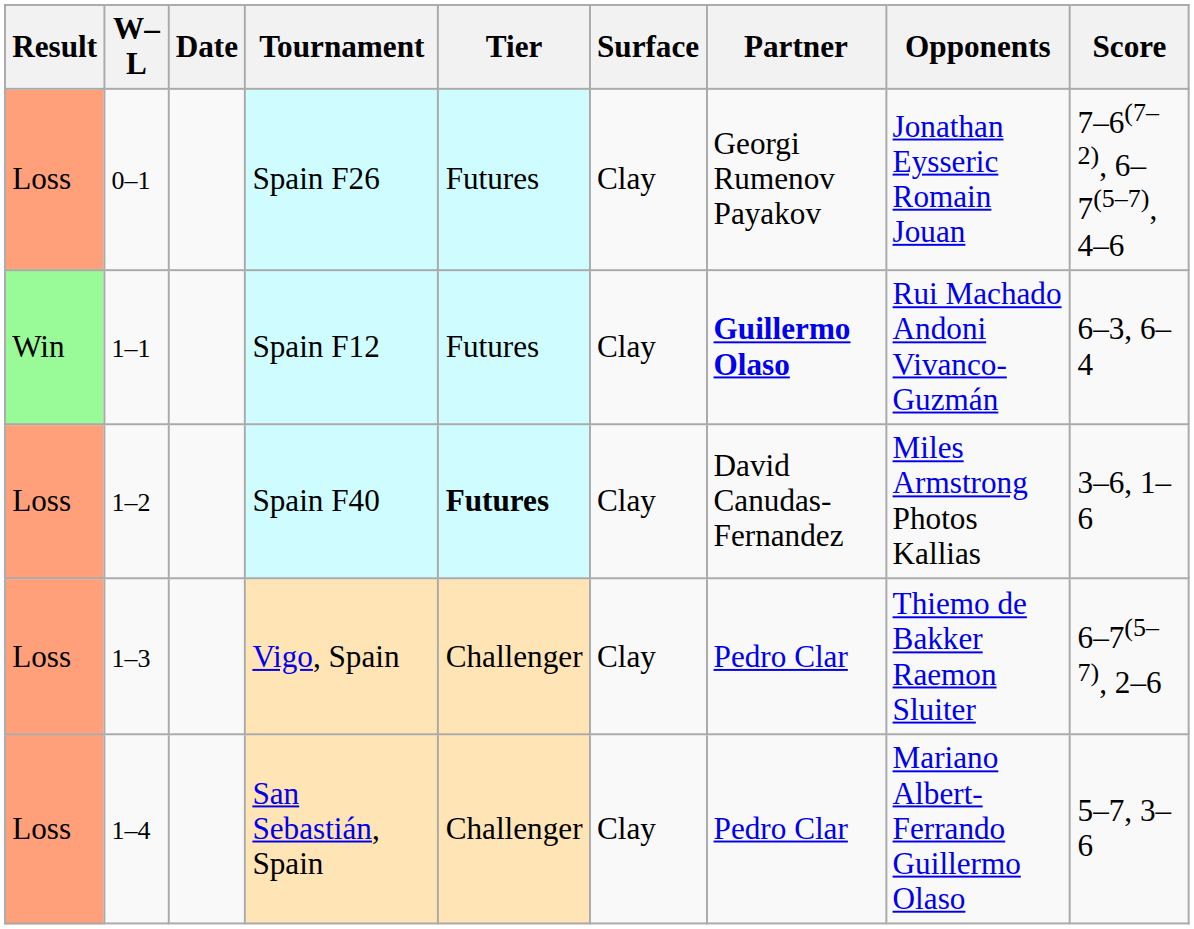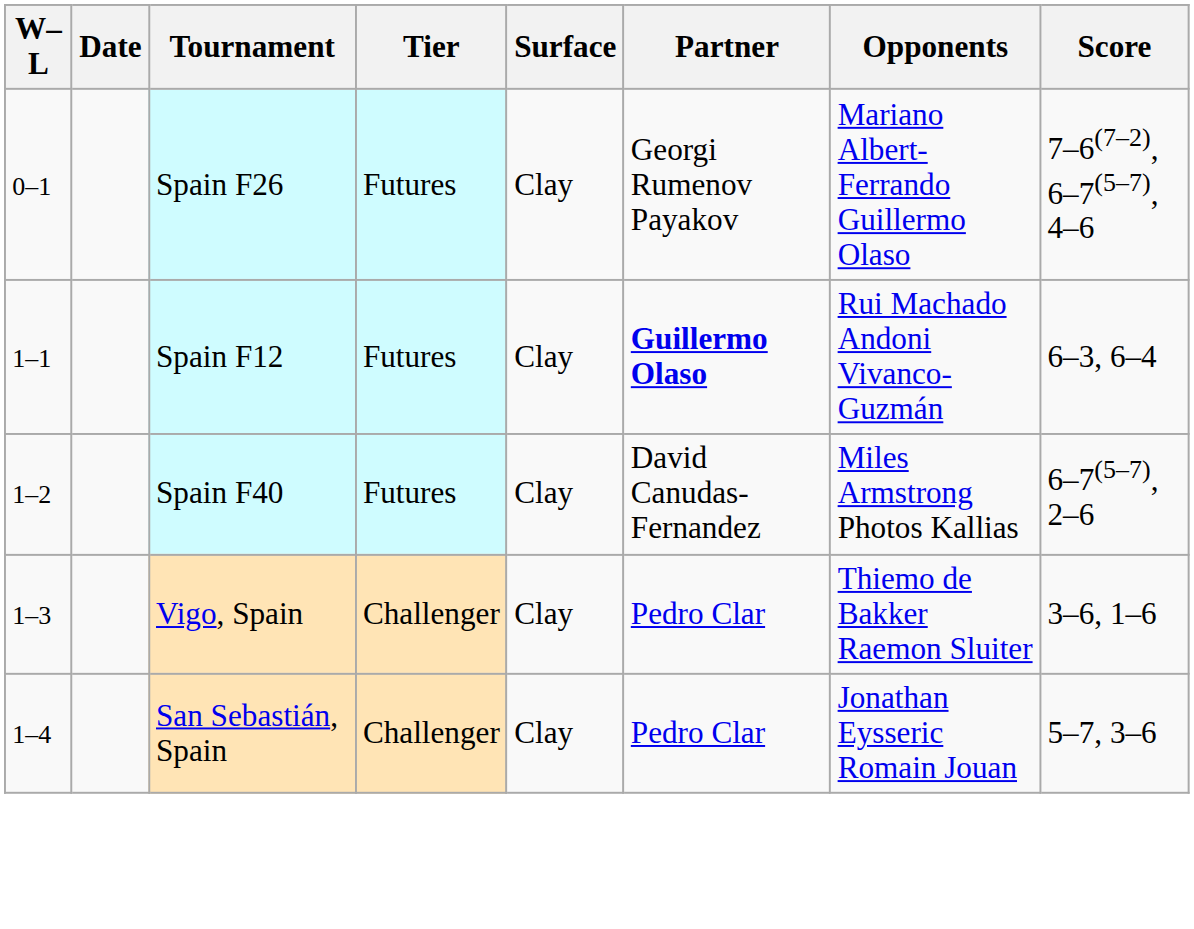- column: (55, 46)
(948, 179) Jonathan Eysseric Romain Jouan -> (902, 184) Mariano Albert-Ferrando Guillermo Olaso
(497, 501) bold -> (410, 493) normal
(1124, 501) 3–6, 1–6 -> (1103, 493) 6–7(5–7), 2–6
(1120, 656) 6–7(5–7), 2–6 -> (1102, 613) 3–6, 1–6
(957, 828) Mariano Albert-Ferrando Guillermo Olaso -> (927, 732) Jonathan Eysseric Romain Jouan
